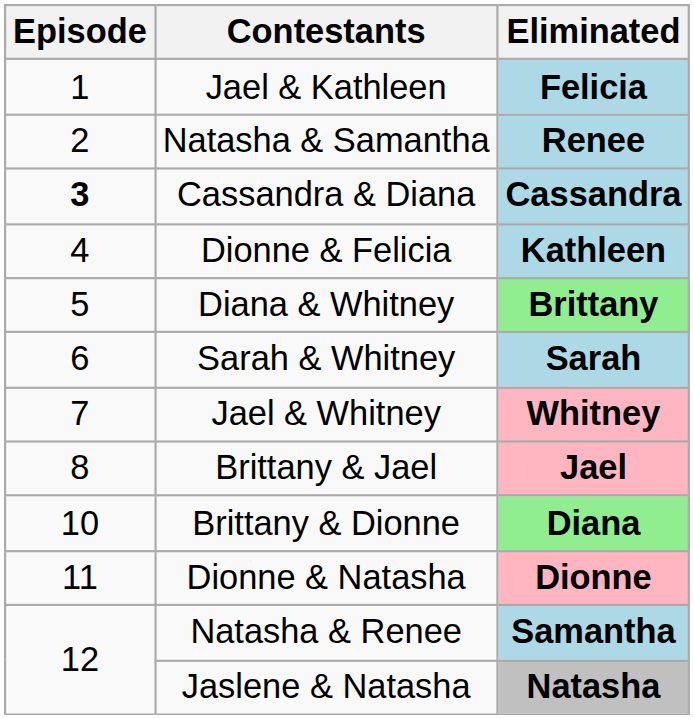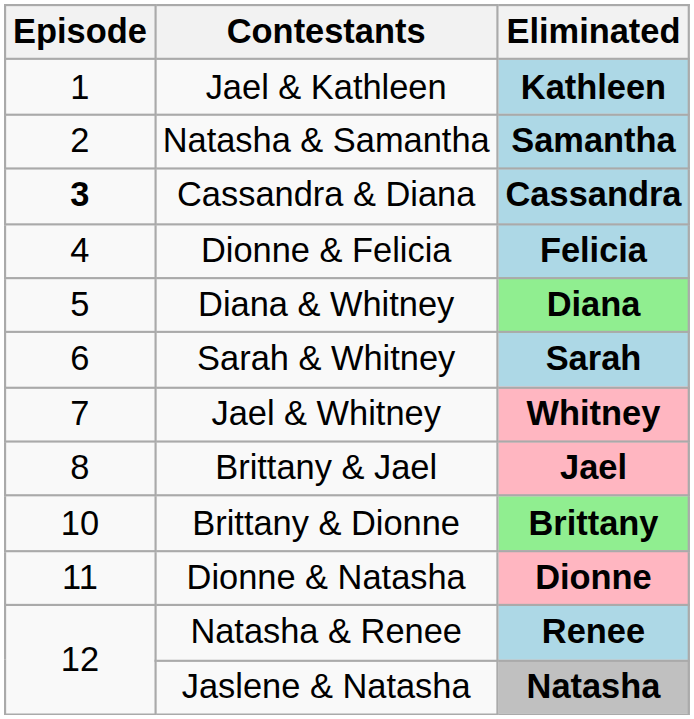(593, 86) Felicia -> (593, 86) Kathleen
(593, 140) Renee -> (593, 140) Samantha
(593, 250) Kathleen -> (593, 250) Felicia
(593, 304) Brittany -> (593, 304) Diana
(593, 522) Diana -> (593, 522) Brittany
(593, 631) Samantha -> (593, 631) Renee
